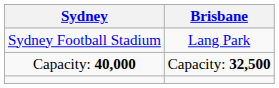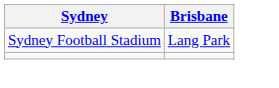- row: (84, 64)
